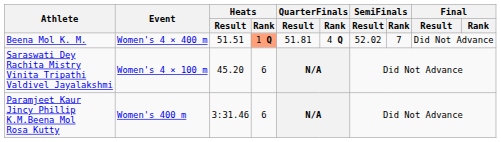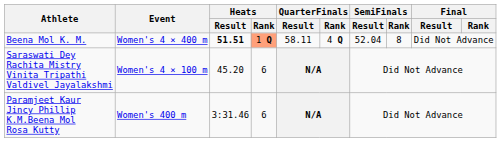(230, 40) normal -> (230, 40) bold
(298, 40) 51.81 -> (298, 40) 58.11
(368, 40) 52.02 -> (368, 40) 52.04
(399, 40) 7 -> (399, 40) 8
